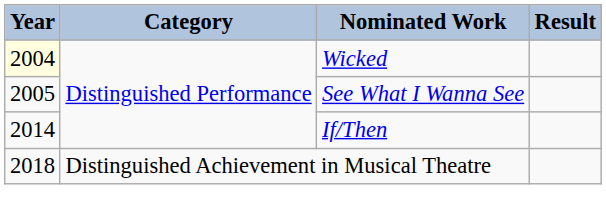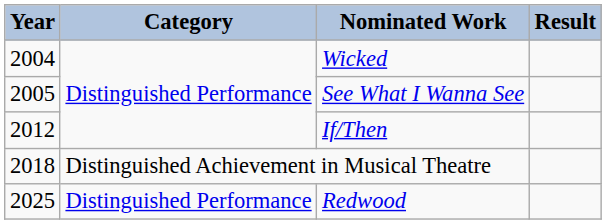(32, 58) lightyellow background -> (32, 58) no background
(32, 129) 2014 -> (32, 129) 2012
+ row: (364, 201)
